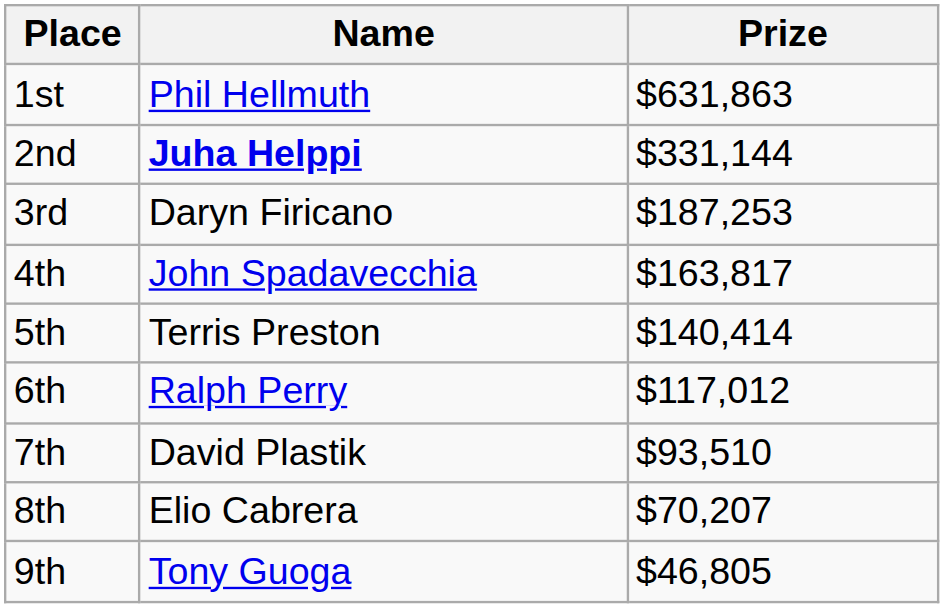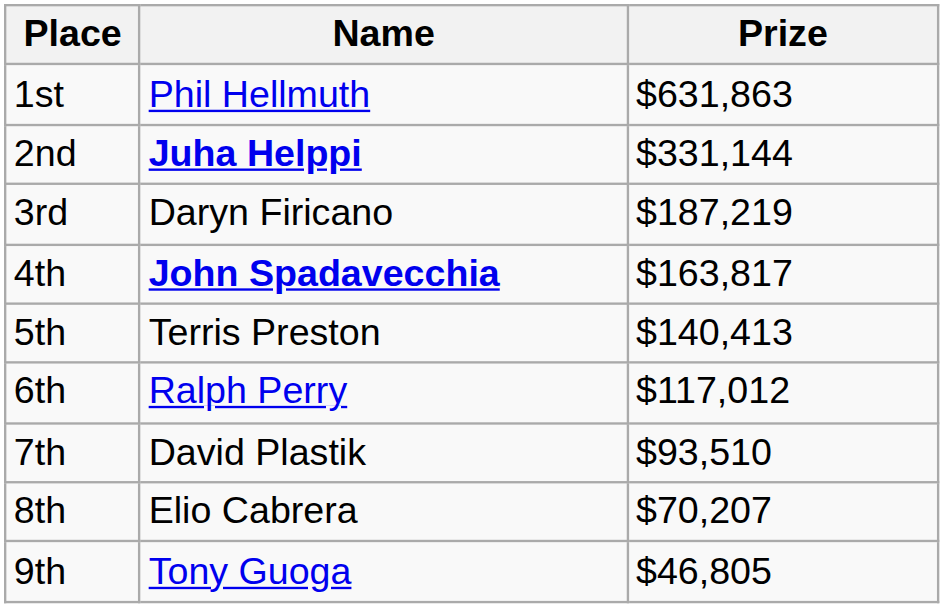(714, 213) $187,253 -> (714, 213) $187,219
(313, 272) normal -> (324, 272) bold
(714, 332) $140,414 -> (714, 332) $140,413
